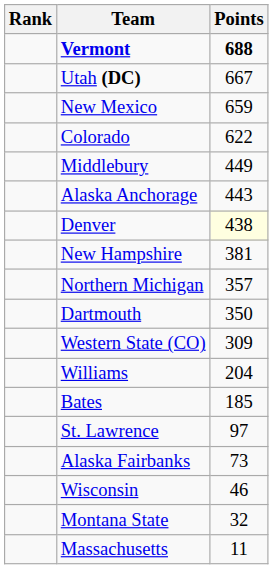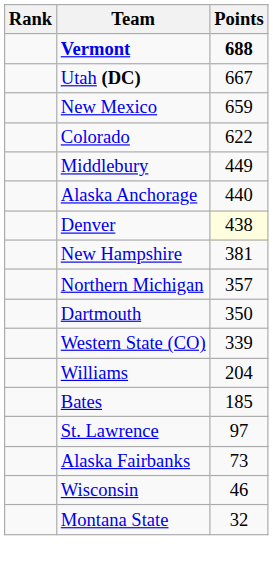(239, 195) 443 -> (239, 195) 440
(239, 343) 309 -> (239, 343) 339
- row: (114, 549)
